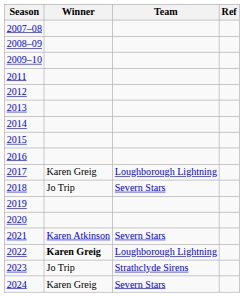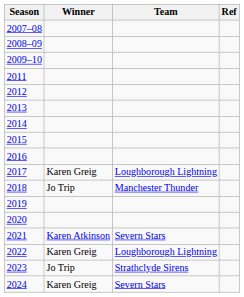(140, 188) Severn Stars -> (157, 188) Manchester Thunder
(74, 252) bold -> (72, 252) normal
